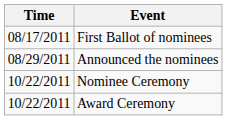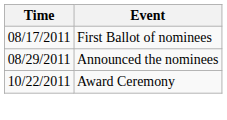- row: (133, 81)
